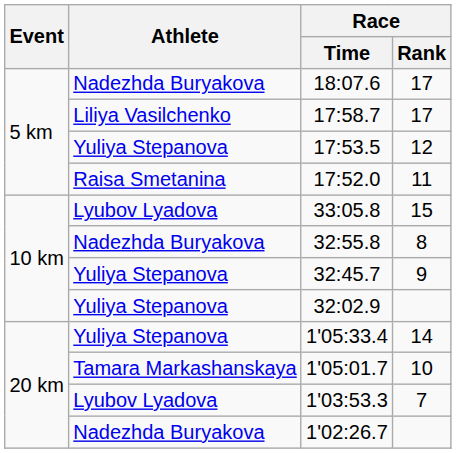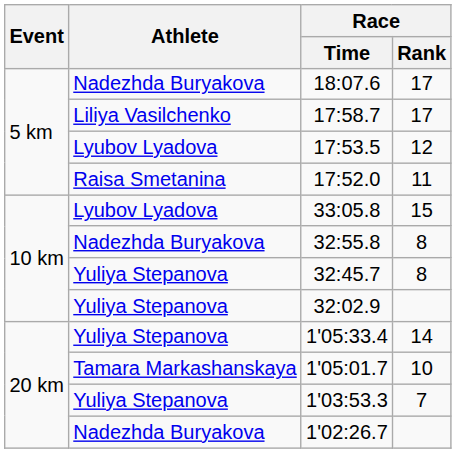(151, 147) Yuliya Stepanova -> (145, 147) Lyubov Lyadova
(422, 274) 9 -> (422, 274) 8
(145, 400) Lyubov Lyadova -> (151, 400) Yuliya Stepanova
